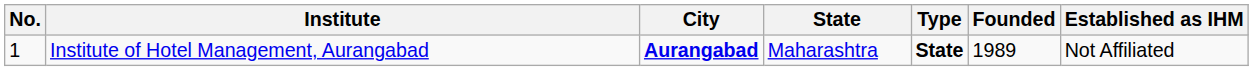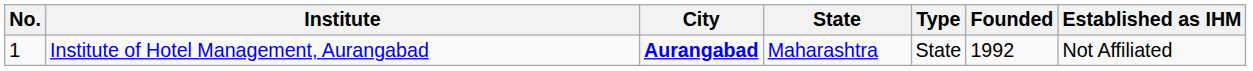(939, 50) bold -> (938, 50) normal
(994, 50) 1989 -> (992, 50) 1992
